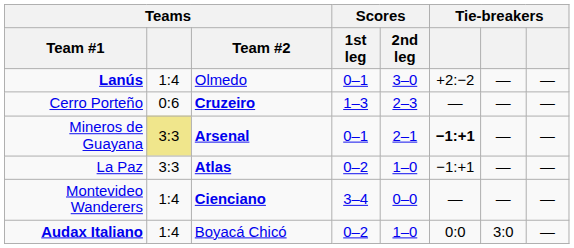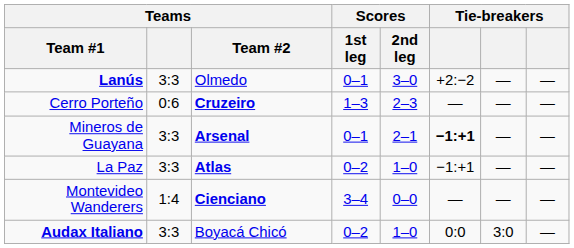(169, 80) 1:4 -> (169, 80) 3:3
(169, 135) khaki background -> (169, 135) no background
(169, 231) 1:4 -> (169, 231) 3:3
